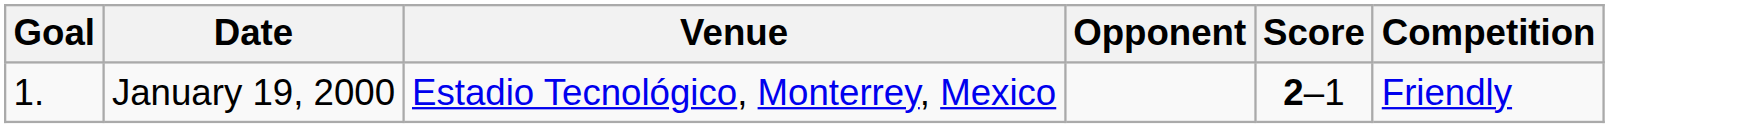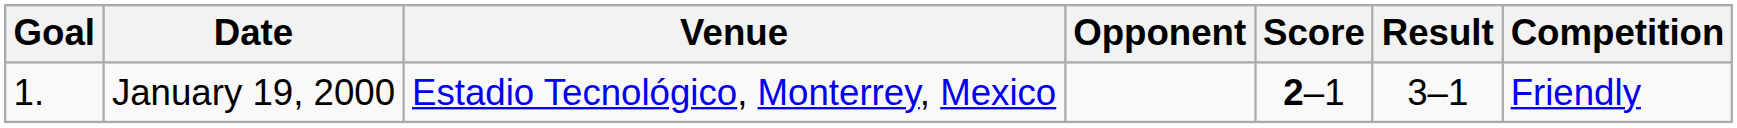+ column: (1438, 33)
